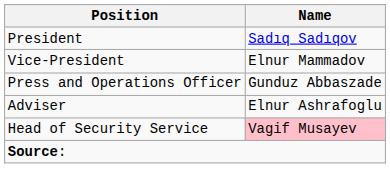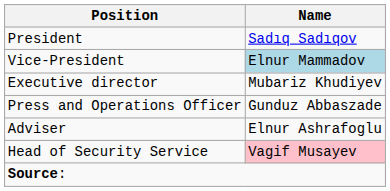(307, 61) no background -> (307, 61) lightblue background
+ row: (83, 84)
